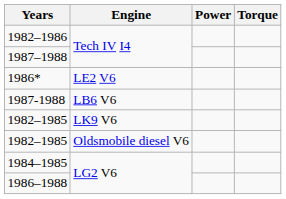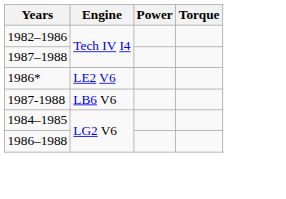- row: (37, 120)
- row: (37, 141)
